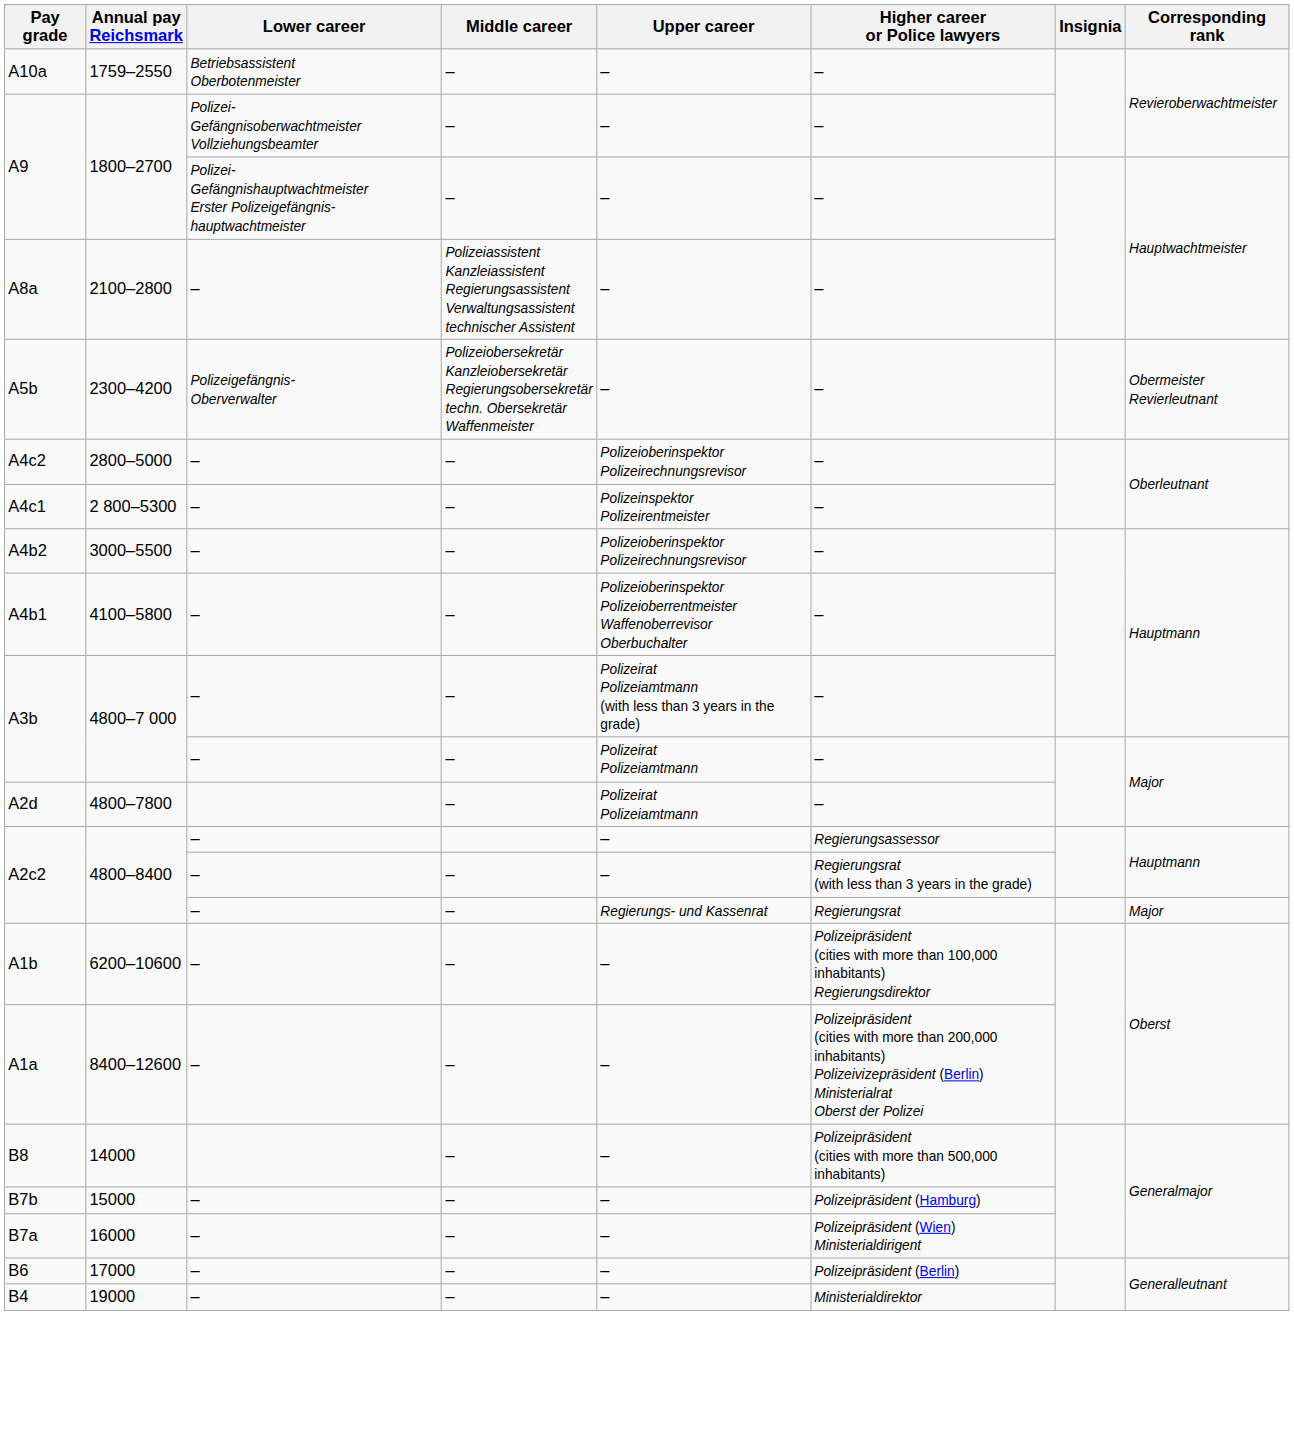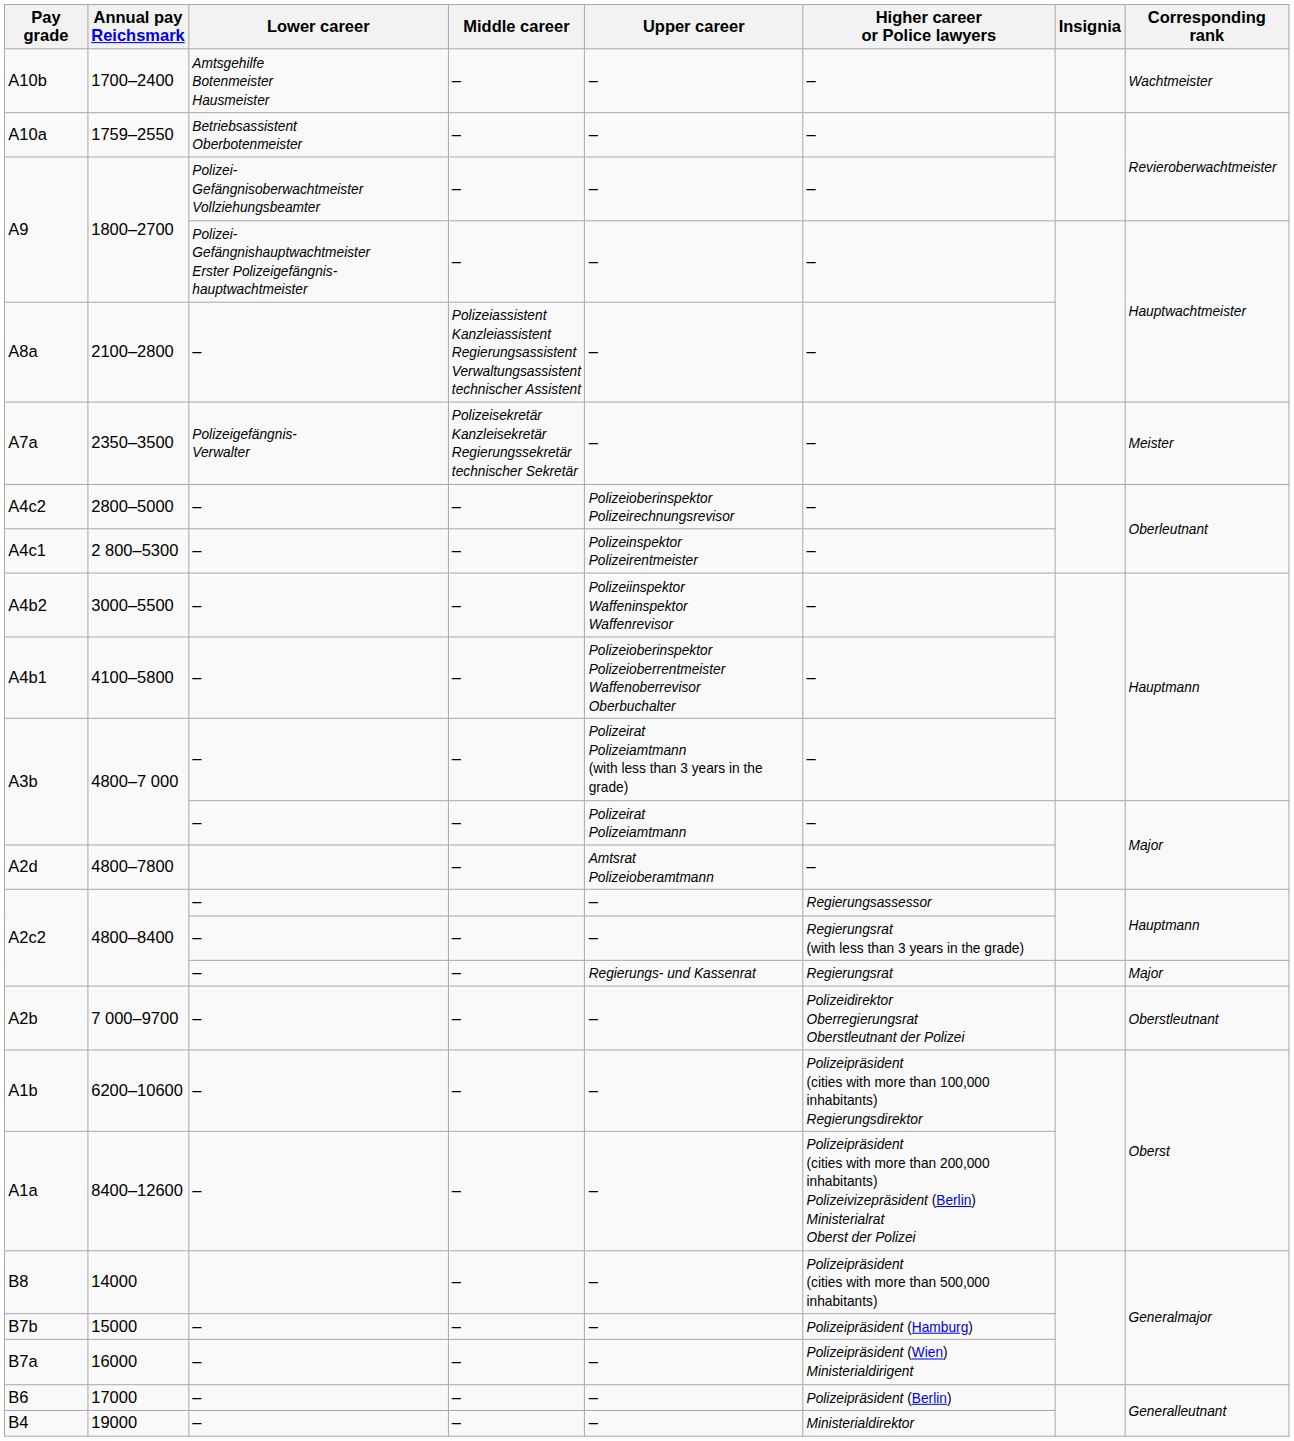+ row: (28, 80)
+ row: (23, 443)
- row: (23, 389)
(673, 552) Polizeioberinspektor Polizeirechnungsrevisor -> (638, 606) Polizeiinspektor Waffeninspektor Waffenrevisor
(649, 805) Polizeirat Polizeiamtmann -> (651, 868) Amtsrat Polizeioberamtmann
+ row: (23, 1018)
